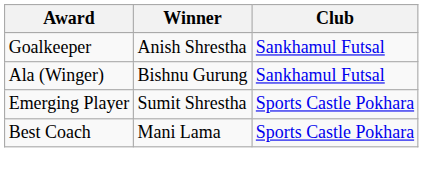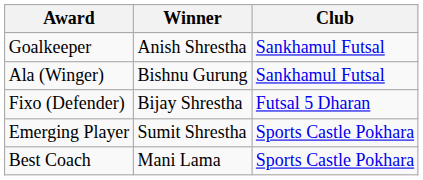+ row: (67, 103)
